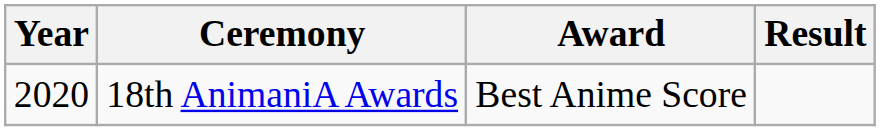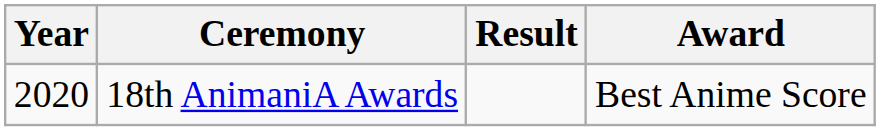columns swapped: (611, 34) <-> (815, 34)
